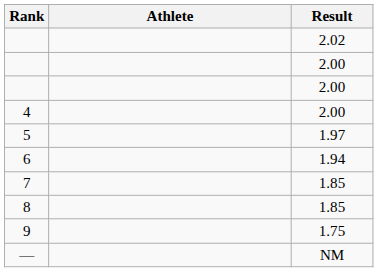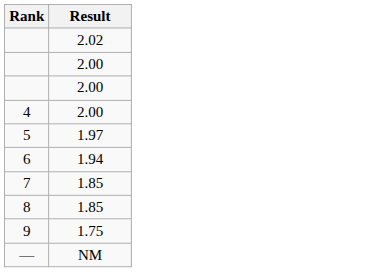- column: (170, 16)
